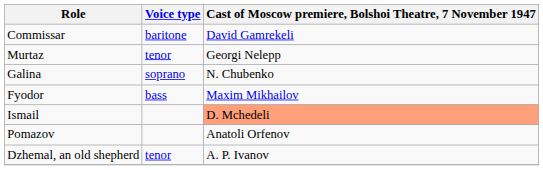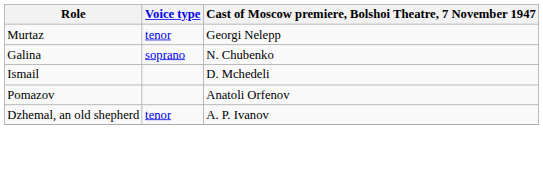- row: (36, 34)
- row: (26, 94)
(238, 114) lightsalmon background -> (238, 74) no background
